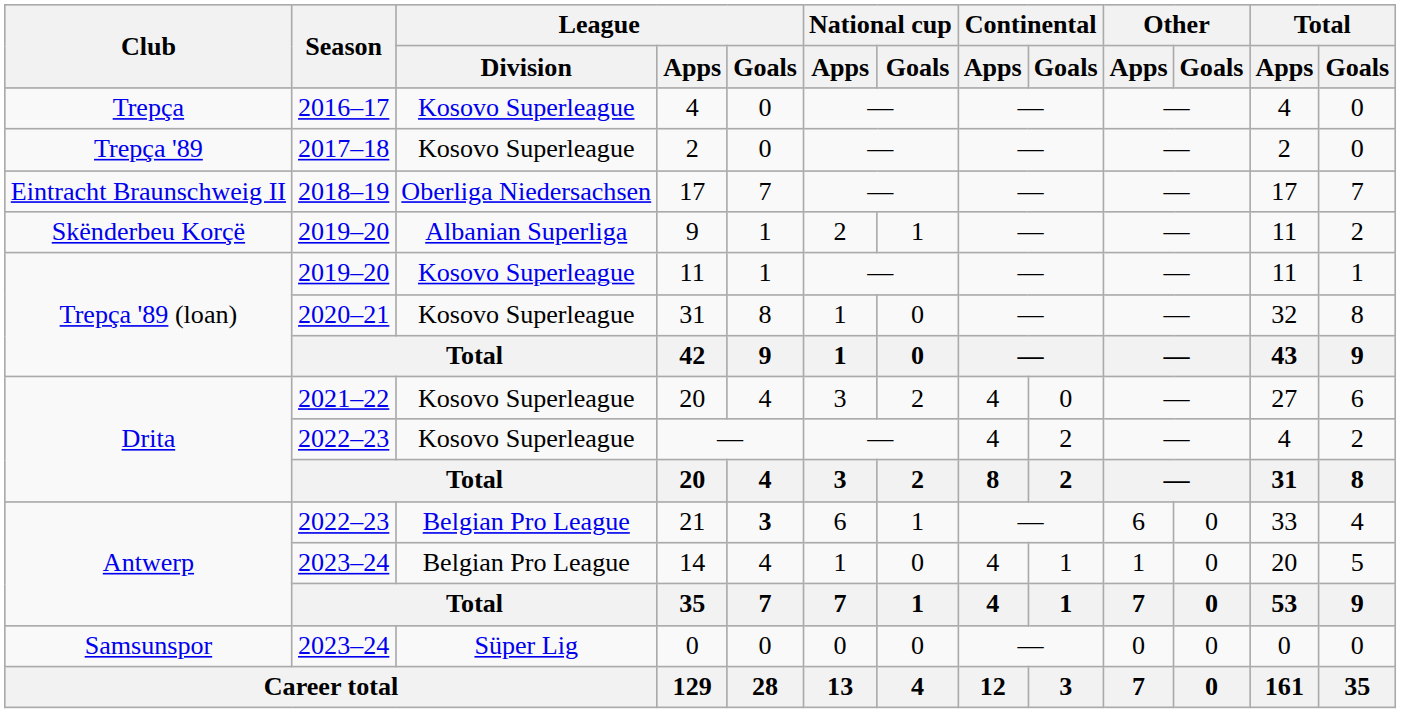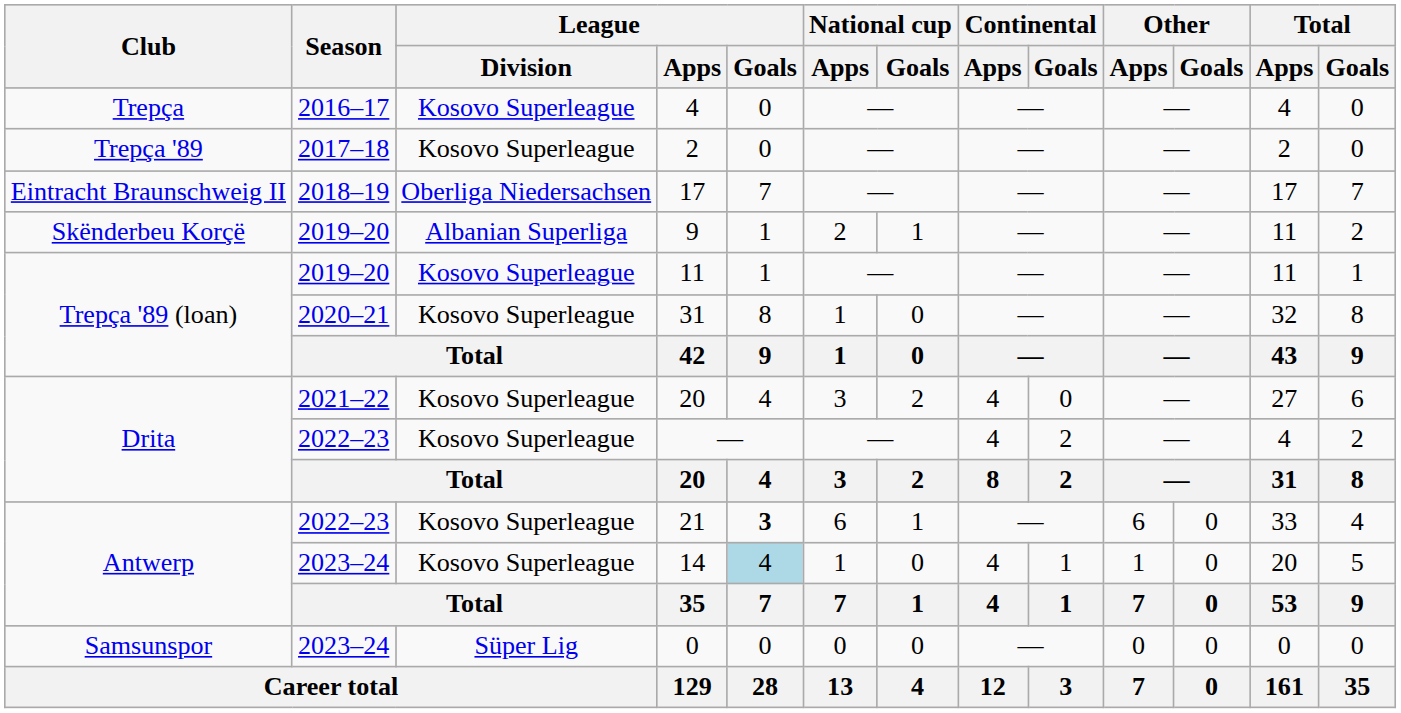(526, 521) Belgian Pro League -> (526, 521) Kosovo Superleague
(526, 562) Belgian Pro League -> (526, 562) Kosovo Superleague
(765, 562) no background -> (765, 562) lightblue background
